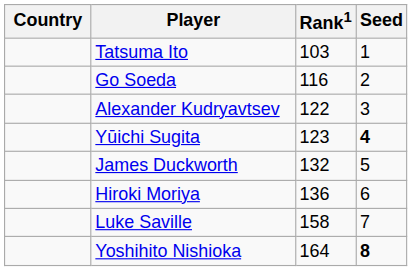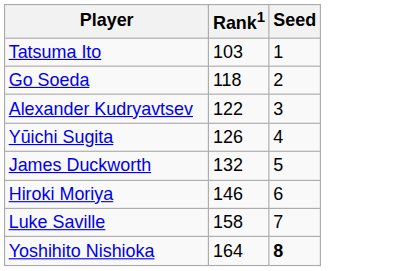- column: (48, 21)
(314, 80) 116 -> (227, 80) 118
(315, 137) 123 -> (228, 137) 126
(365, 137) bold -> (278, 137) normal
(315, 194) 136 -> (228, 194) 146
